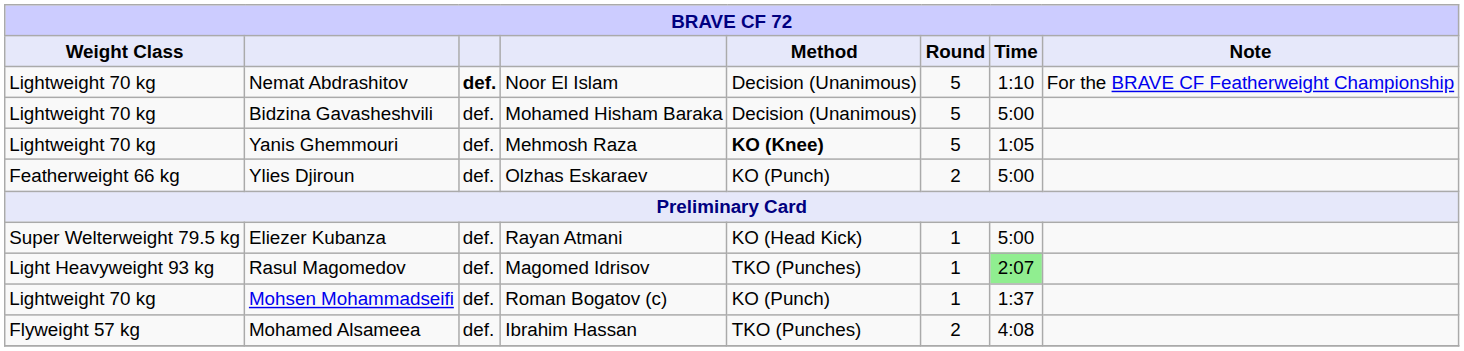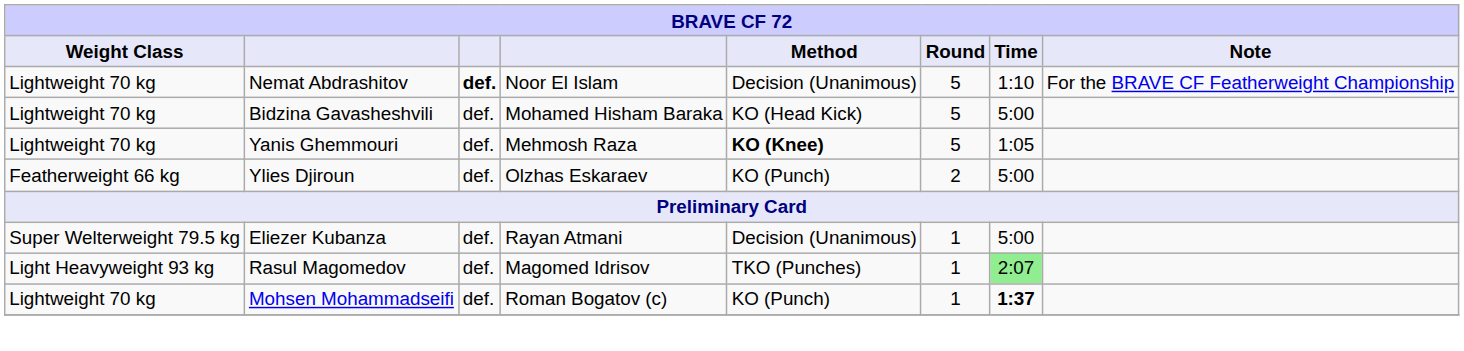(824, 113) Decision (Unanimous) -> (797, 113) KO (Head Kick)
(797, 237) KO (Head Kick) -> (824, 237) Decision (Unanimous)
(1016, 299) normal -> (1016, 299) bold
- row: (335, 330)
